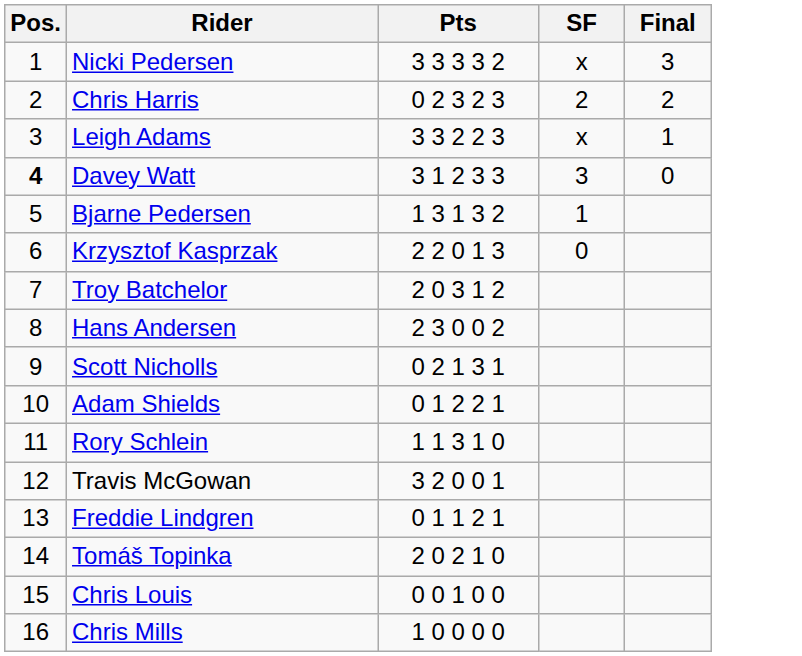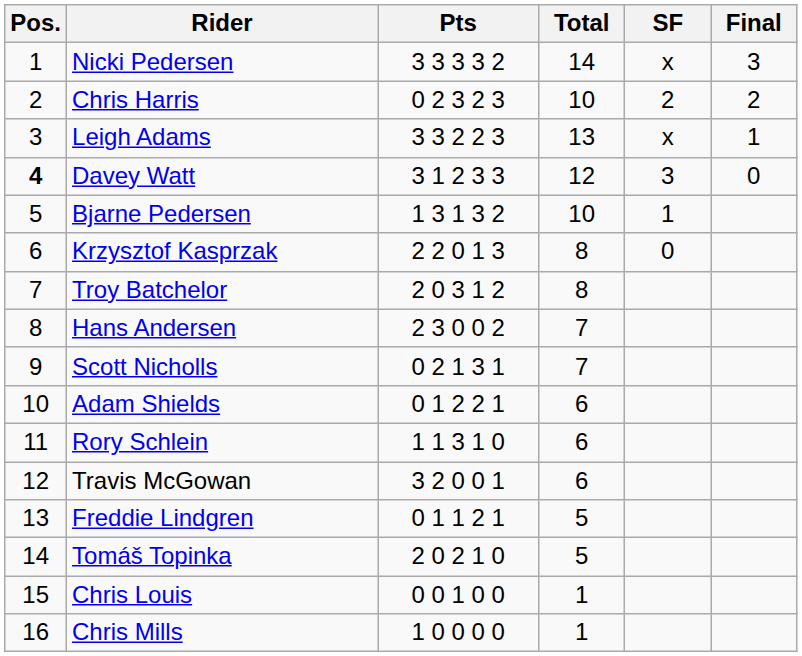+ column: (582, 23)
